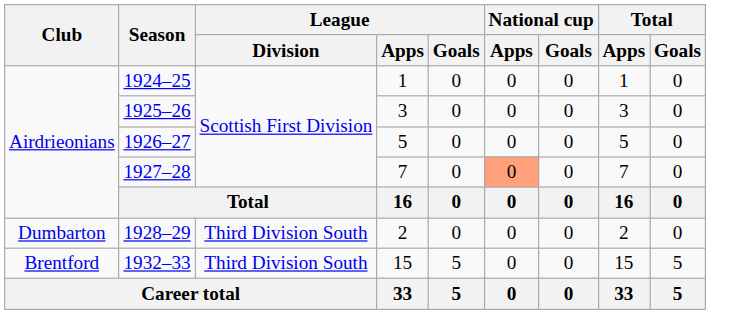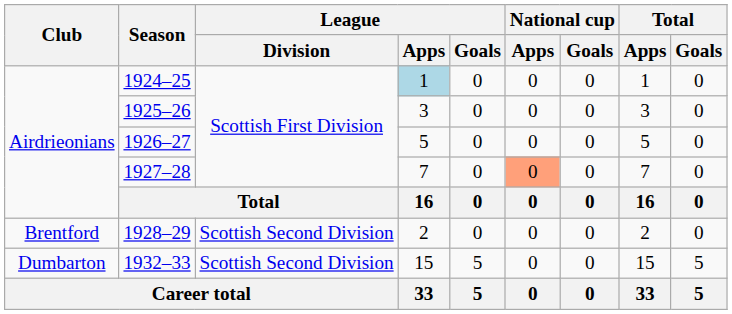(403, 80) no background -> (424, 80) lightblue background
(62, 232) Dumbarton -> (62, 232) Brentford
(286, 232) Third Division South -> (297, 232) Scottish Second Division
(62, 263) Brentford -> (62, 263) Dumbarton
(286, 263) Third Division South -> (297, 263) Scottish Second Division
